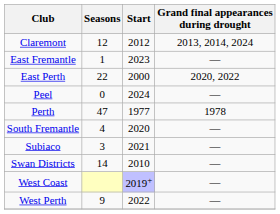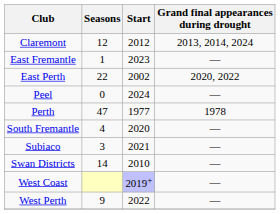(139, 77) 2000 -> (139, 77) 2002
